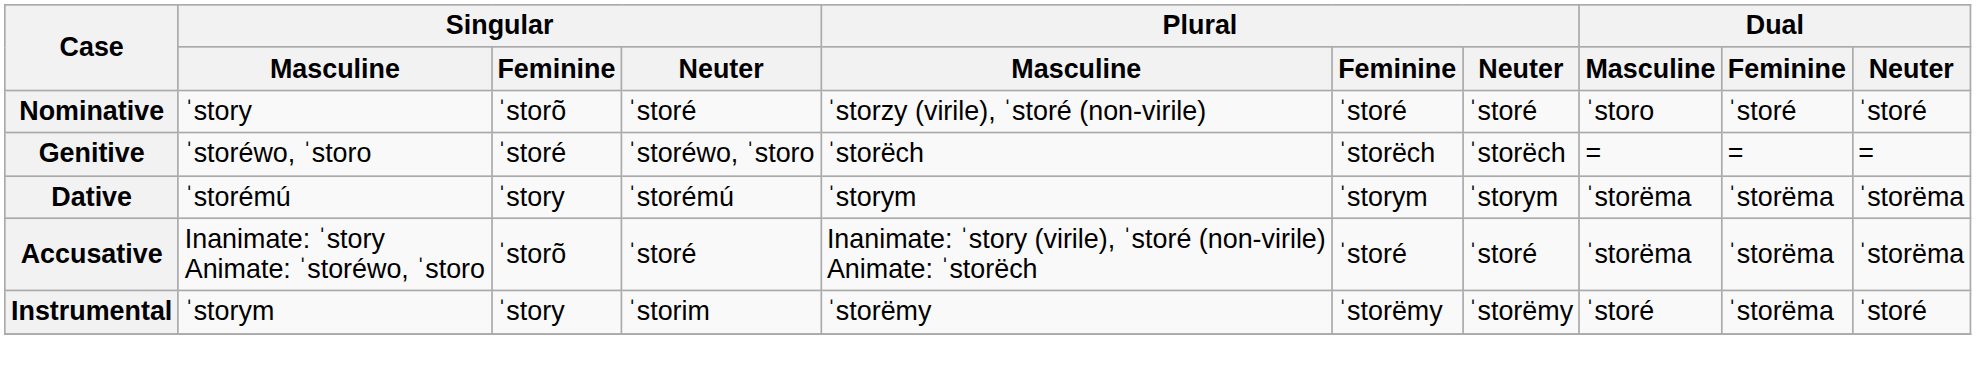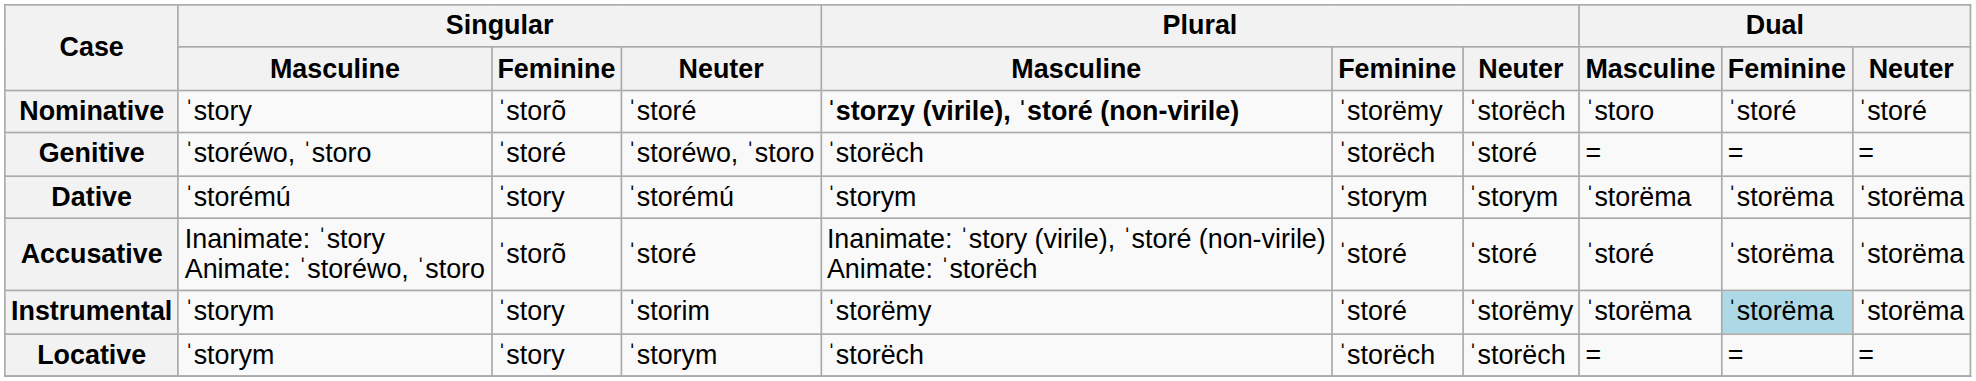(1017, 111) normal -> (1033, 111) bold
(1373, 111) ˈstoré -> (1390, 111) ˈstorëmy
(1503, 111) ˈstoré -> (1517, 111) ˈstorëch
(1517, 153) ˈstorëch -> (1503, 153) ˈstoré
(1639, 254) ˈstorëma -> (1620, 254) ˈstoré
(1390, 311) ˈstorëmy -> (1373, 311) ˈstoré
(1620, 311) ˈstoré -> (1639, 311) ˈstorëma
(1781, 311) no background -> (1781, 311) lightblue background
(1893, 311) ˈstoré -> (1911, 311) ˈstorëma
+ row: (92, 354)
